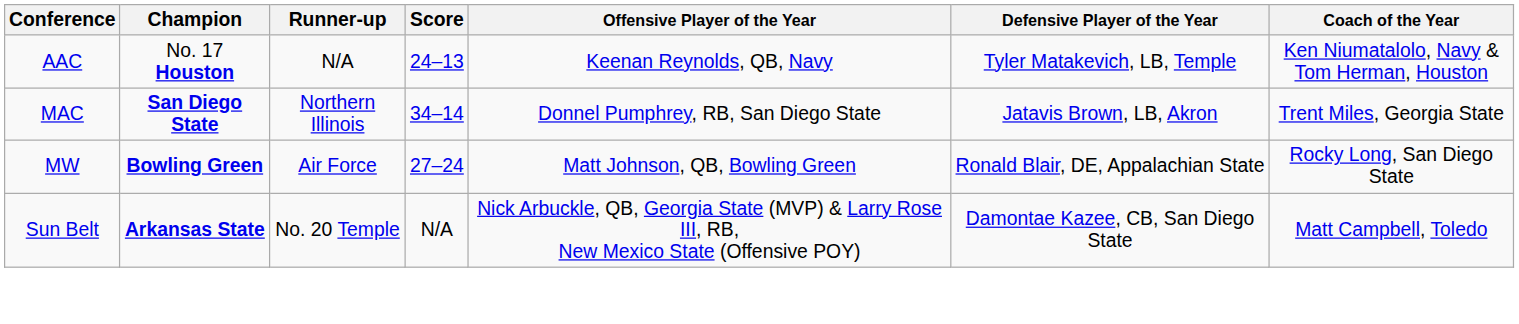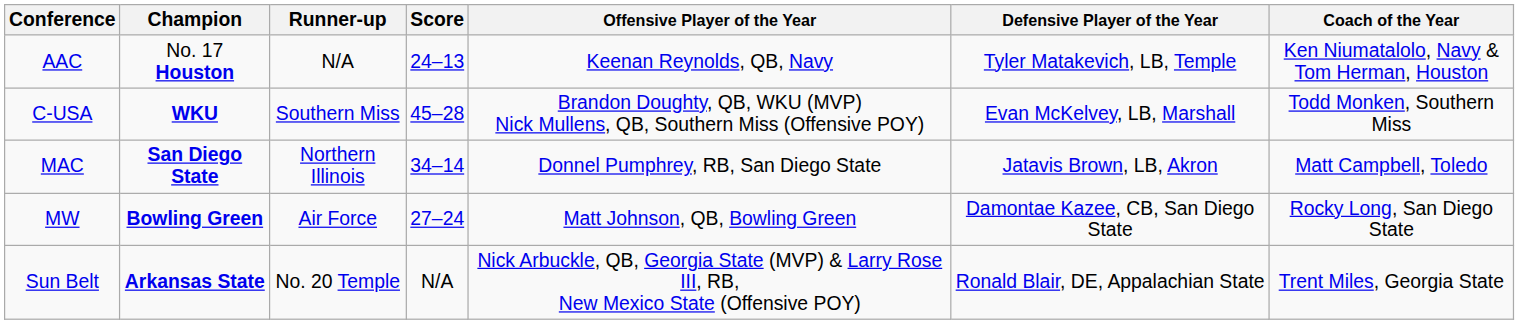+ row: (62, 113)
(1391, 113) Trent Miles, Georgia State -> (1391, 166) Matt Campbell, Toledo
(1110, 166) Ronald Blair, DE, Appalachian State -> (1110, 218) Damontae Kazee, CB, San Diego State
(1110, 229) Damontae Kazee, CB, San Diego State -> (1110, 282) Ronald Blair, DE, Appalachian State
(1391, 229) Matt Campbell, Toledo -> (1391, 282) Trent Miles, Georgia State
